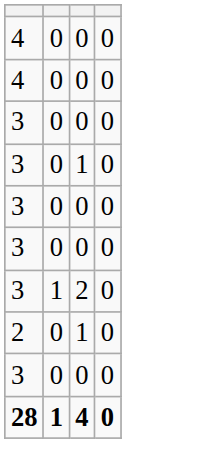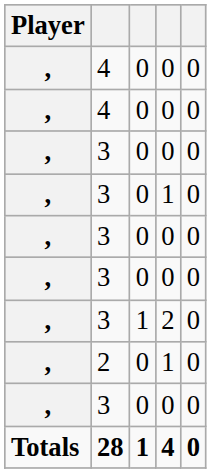+ column: (48, 25)
